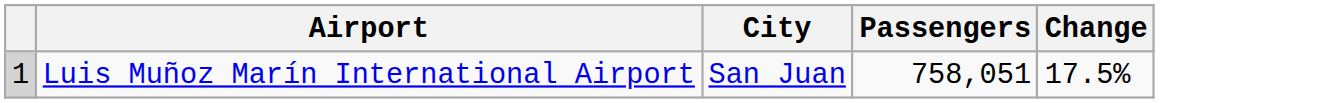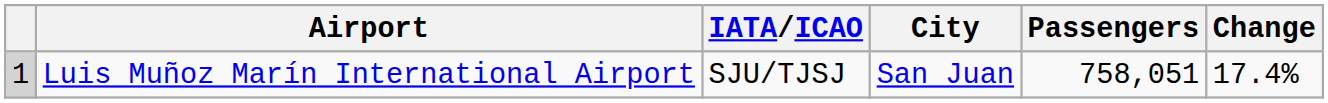+ column: (786, 28)
(1088, 75) 17.5% -> (1256, 75) 17.4%
